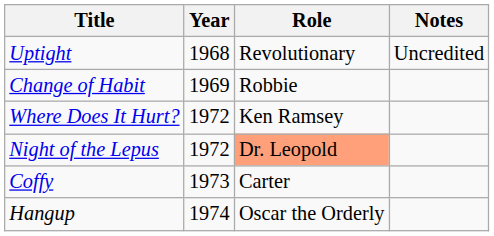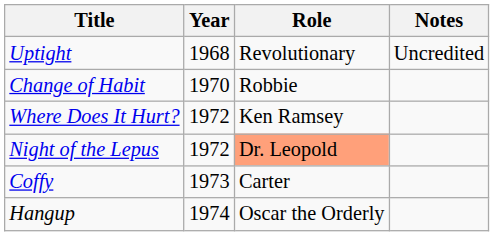(209, 85) 1969 -> (209, 85) 1970
